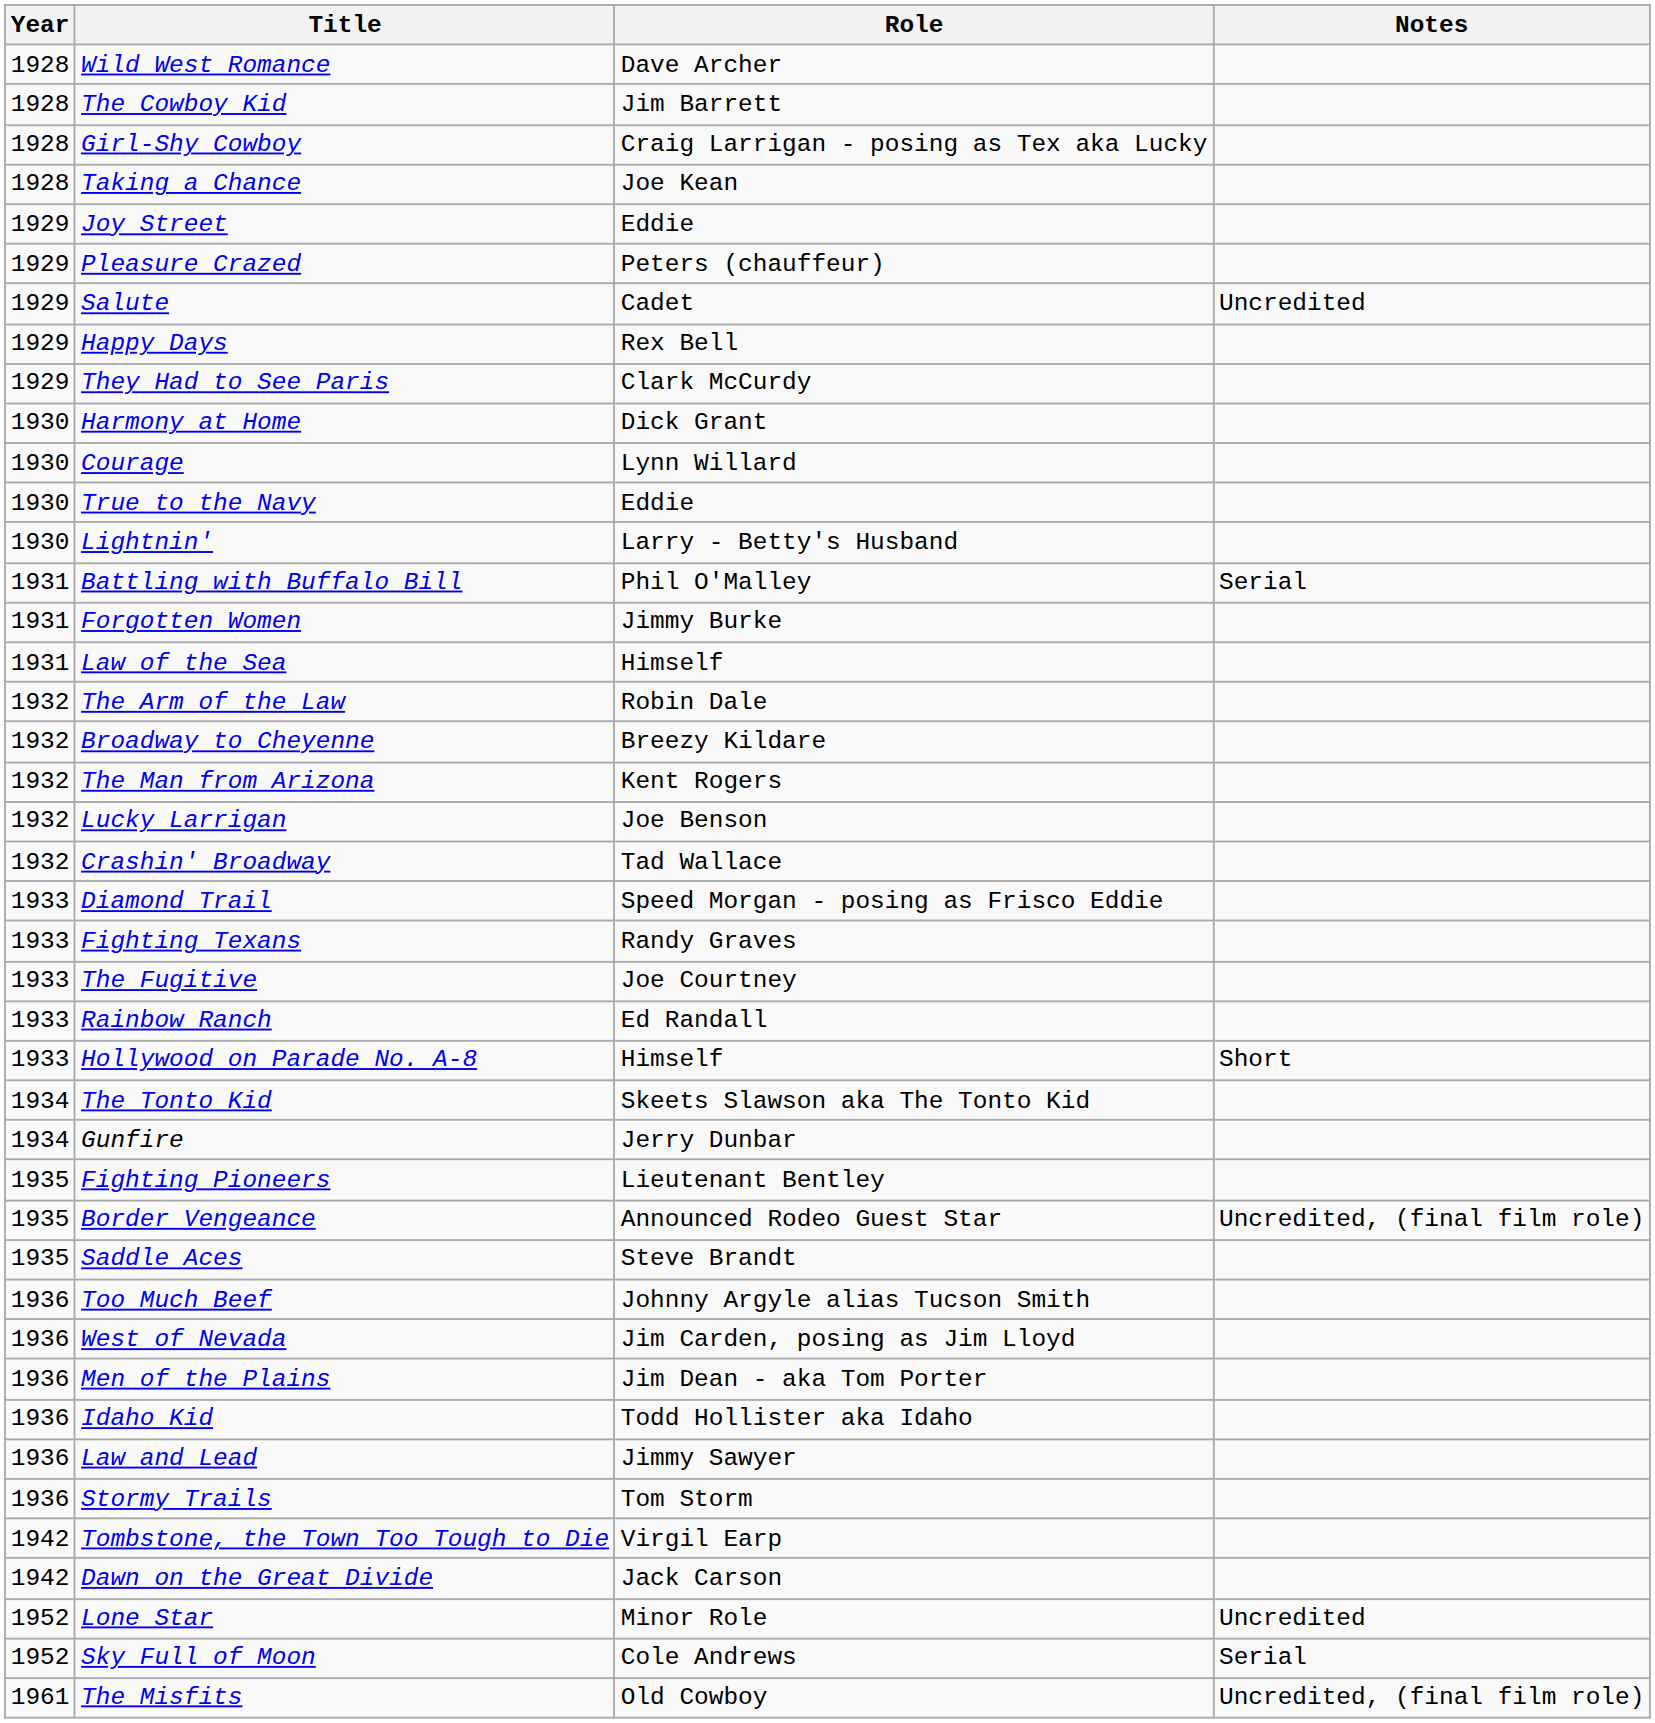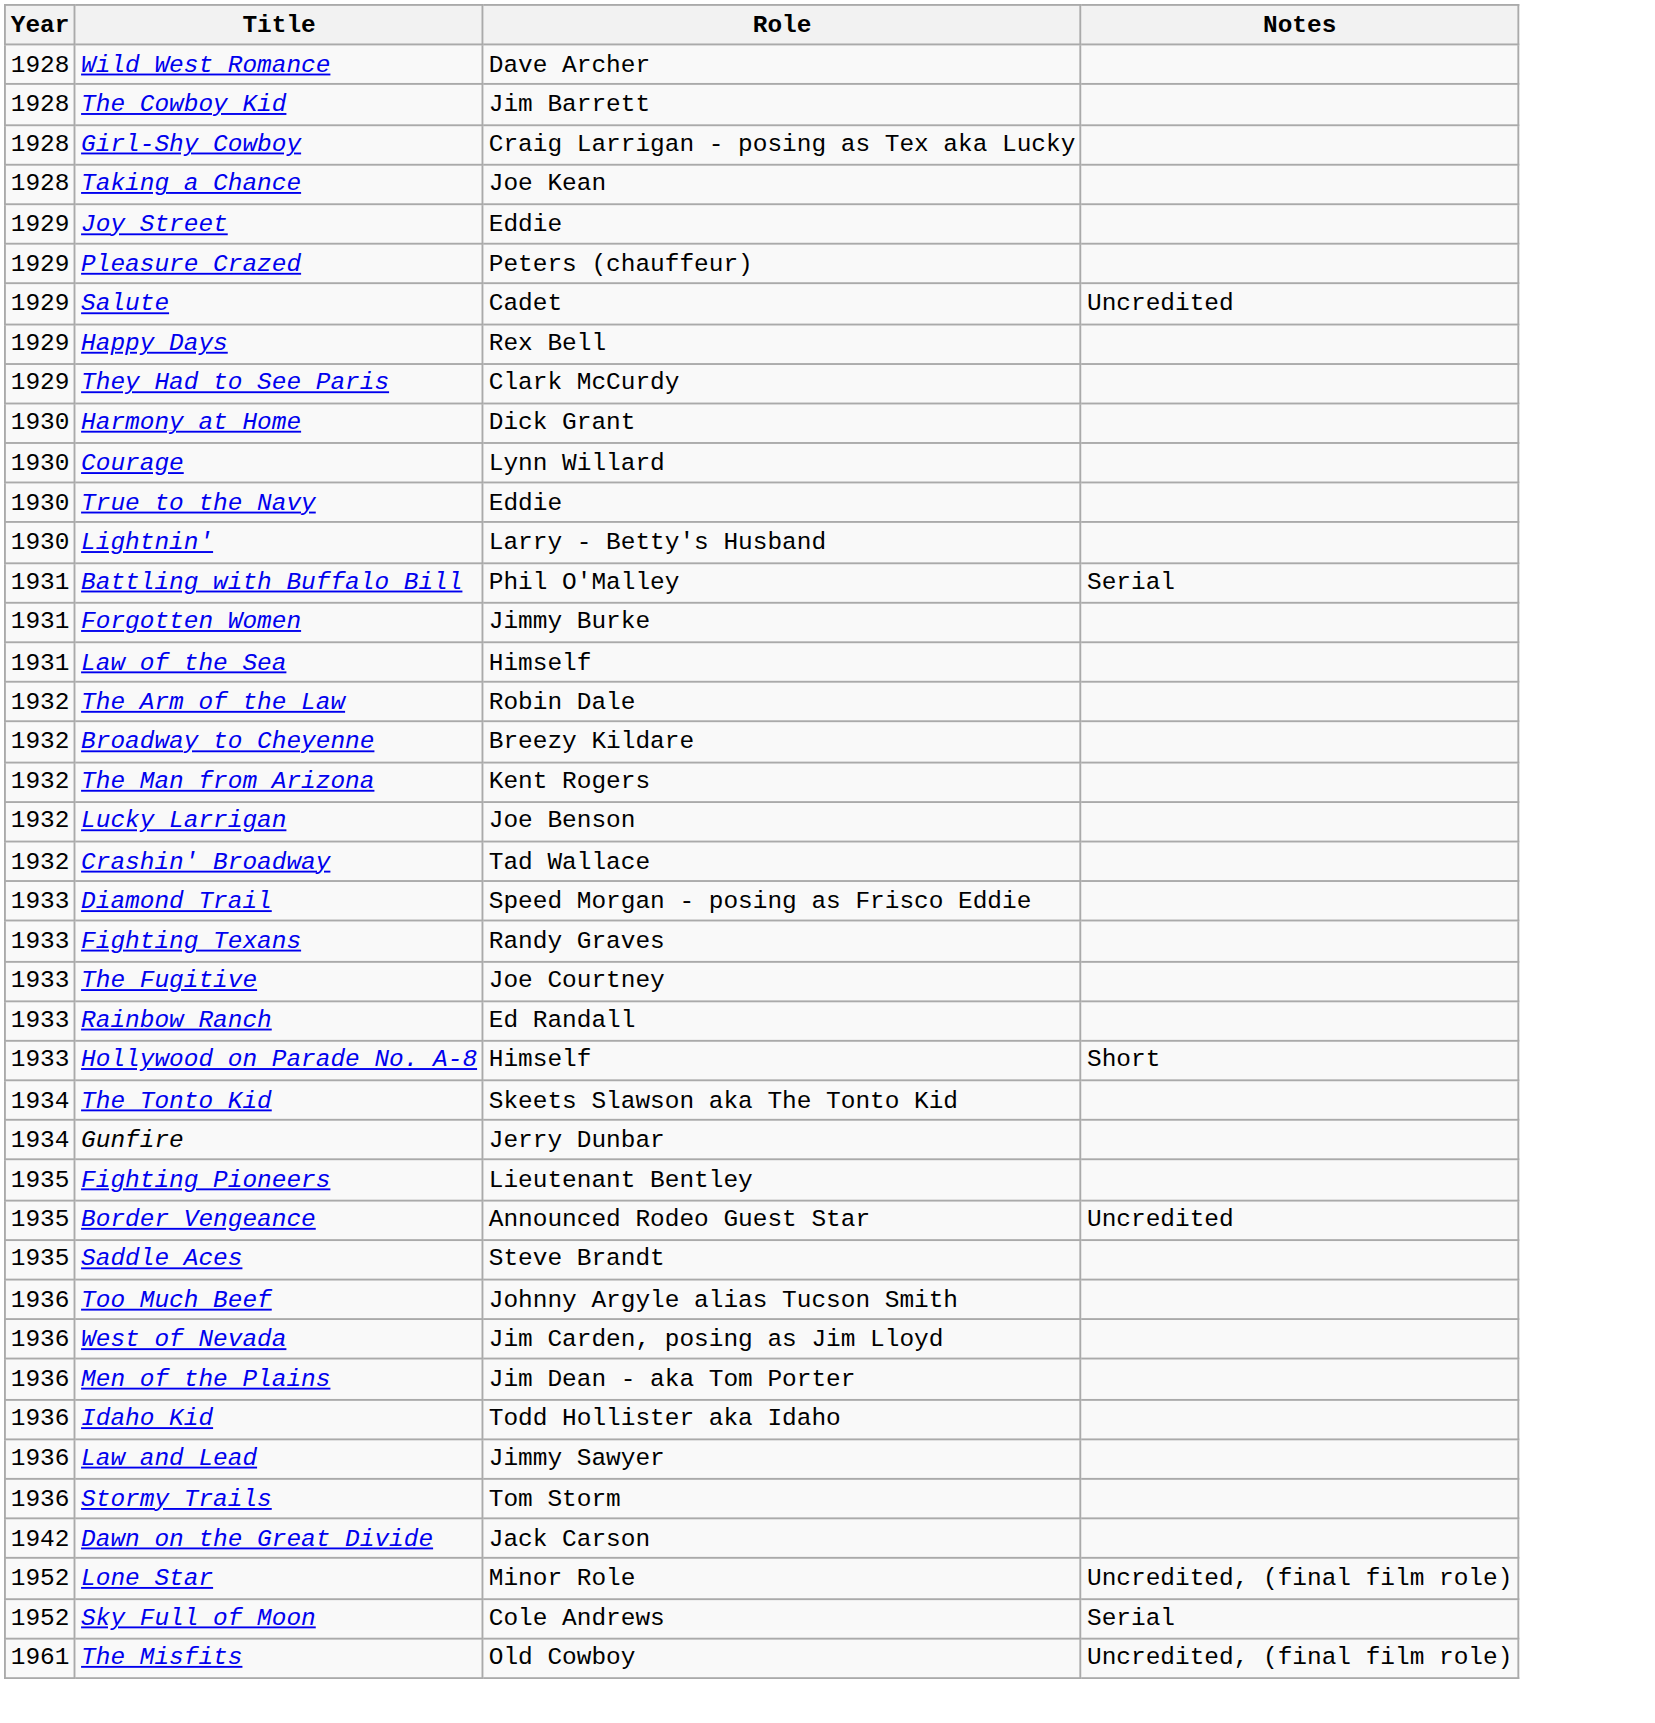(1432, 1220) Uncredited, (final film role) -> (1160, 1220) Uncredited
- row: (345, 1538)
(1292, 1618) Uncredited -> (1300, 1578) Uncredited, (final film role)
